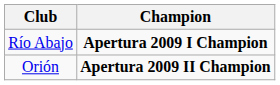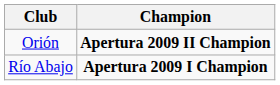rows swapped: (40, 42) <-> (40, 67)
